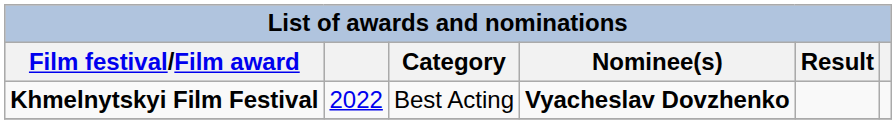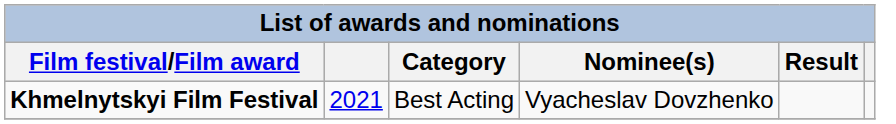(356, 99) 2022 -> (356, 99) 2021
(657, 99) bold -> (649, 99) normal
